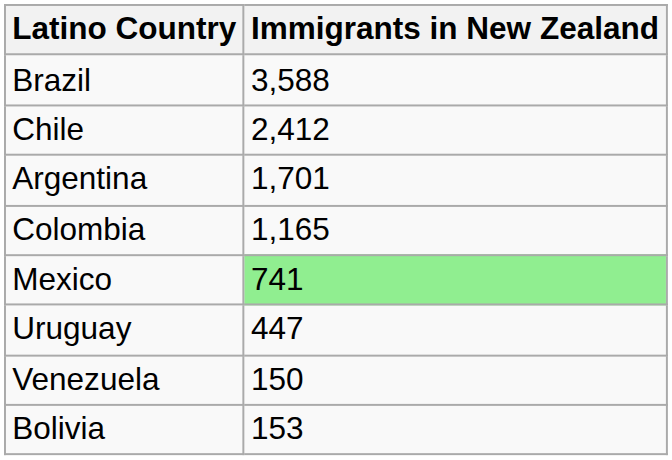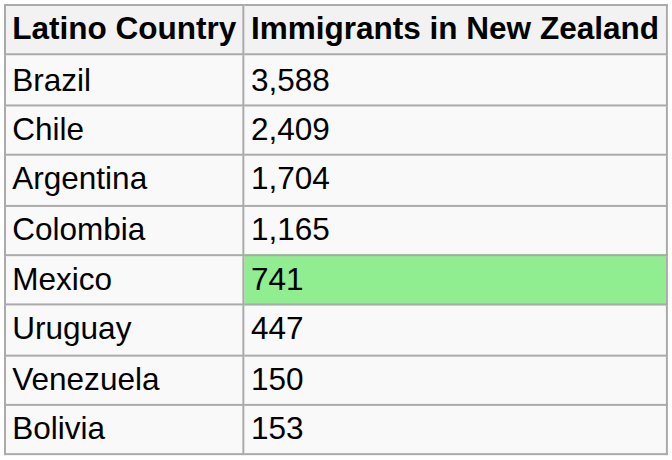(290, 129) 2,412 -> (290, 129) 2,409
(290, 179) 1,701 -> (290, 179) 1,704
